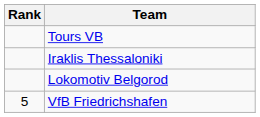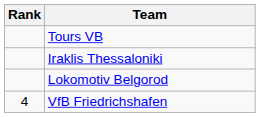(25, 101) 5 -> (25, 101) 4
